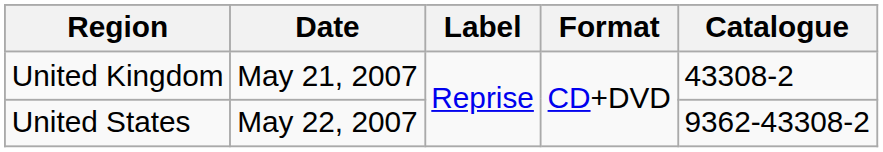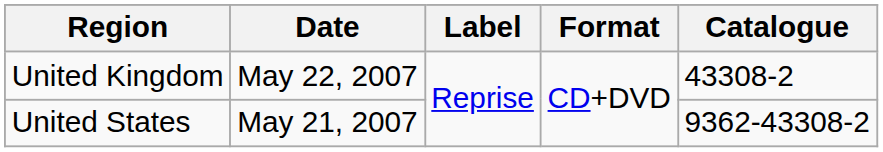(327, 75) May 21, 2007 -> (327, 75) May 22, 2007
(327, 122) May 22, 2007 -> (327, 122) May 21, 2007
